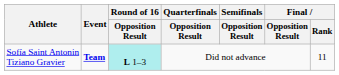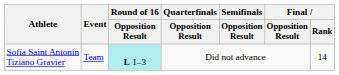(94, 57) bold -> (94, 57) normal
(322, 57) 11 -> (322, 57) 14
